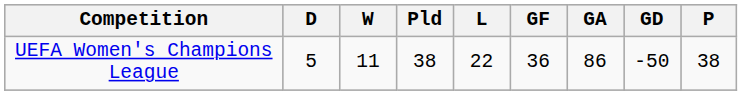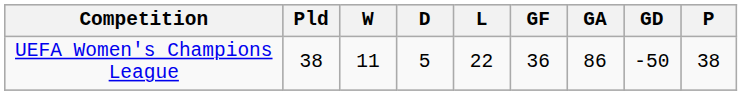columns swapped: (425, 21) <-> (311, 21)
